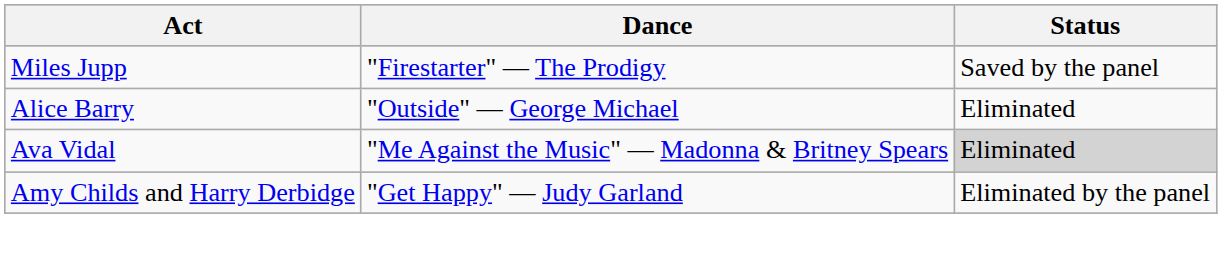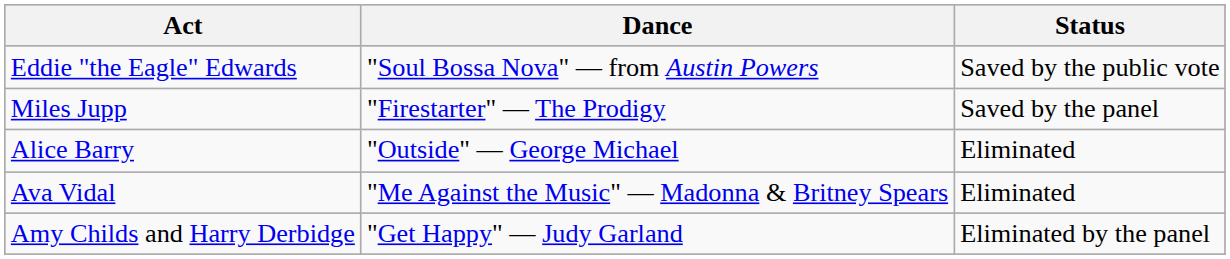+ row: (154, 66)
(1018, 150) lightgrey background -> (1018, 191) no background
